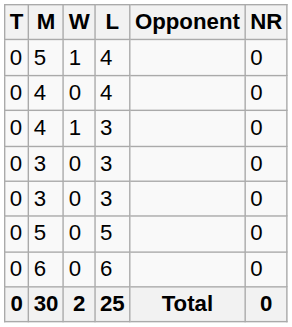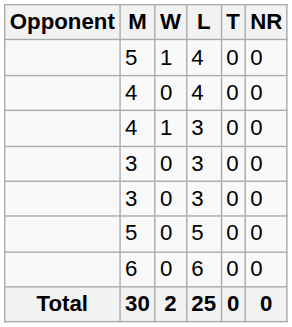columns swapped: (187, 22) <-> (17, 22)
